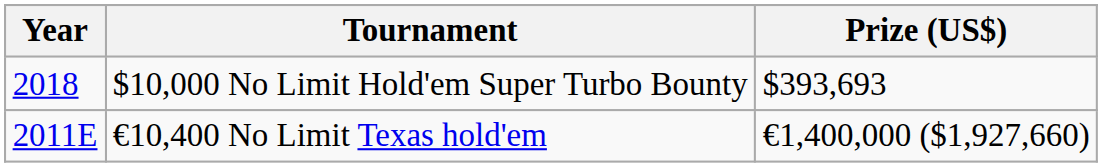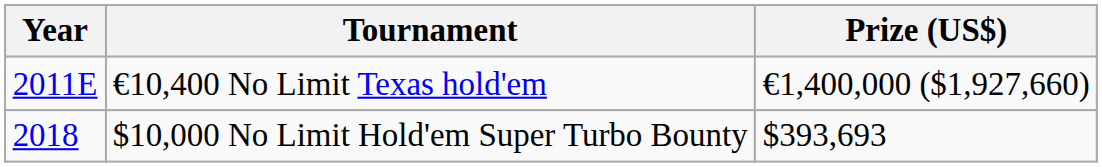rows swapped: (330, 135) <-> (430, 82)
